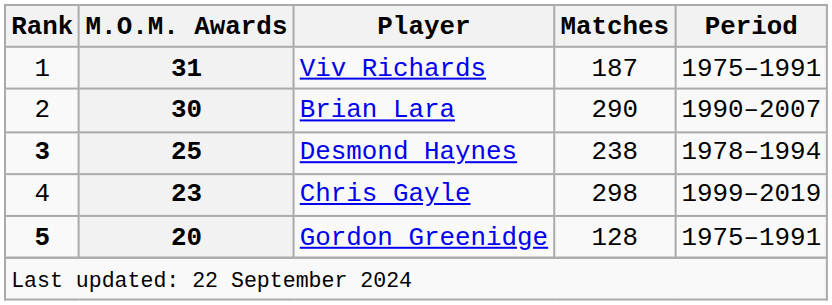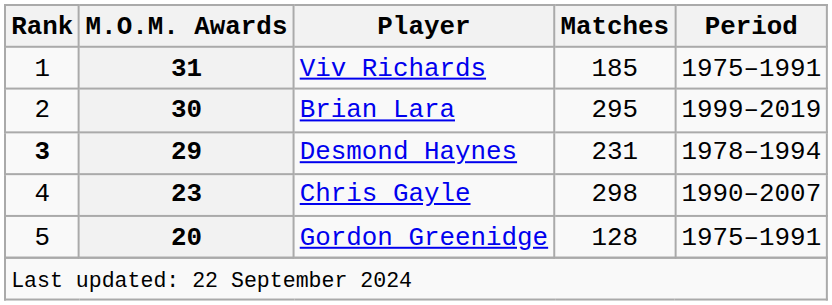(615, 68) 187 -> (615, 68) 185
(615, 110) 290 -> (615, 110) 295
(751, 110) 1990–2007 -> (751, 110) 1999–2019
(187, 153) 25 -> (187, 153) 29
(615, 153) 238 -> (615, 153) 231
(751, 195) 1999–2019 -> (751, 195) 1990–2007
(42, 237) bold -> (42, 237) normal
